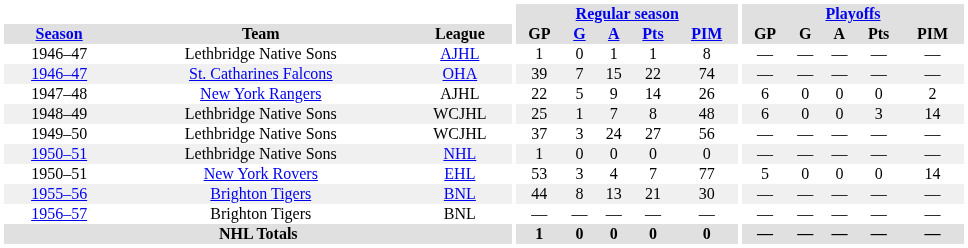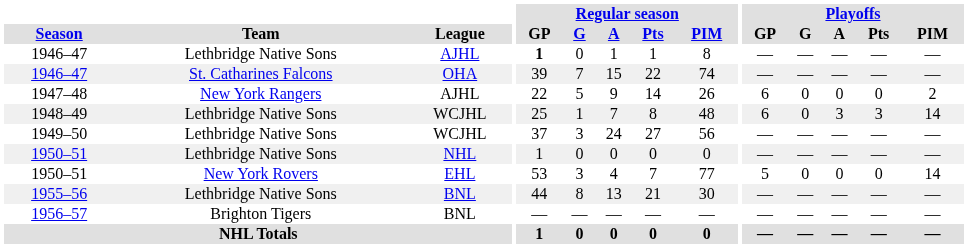(539, 54) normal -> (539, 54) bold
(839, 114) 0 -> (839, 114) 3
(261, 194) Brighton Tigers -> (261, 194) Lethbridge Native Sons
